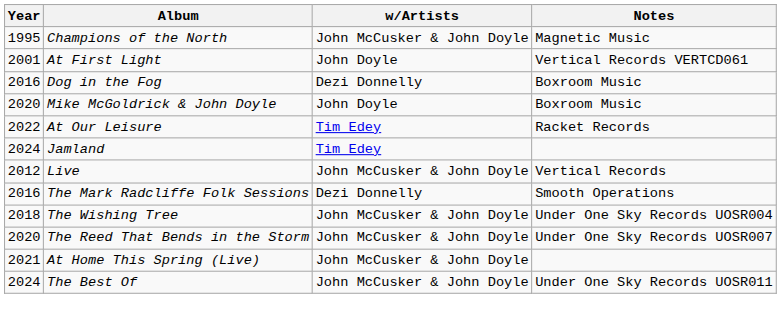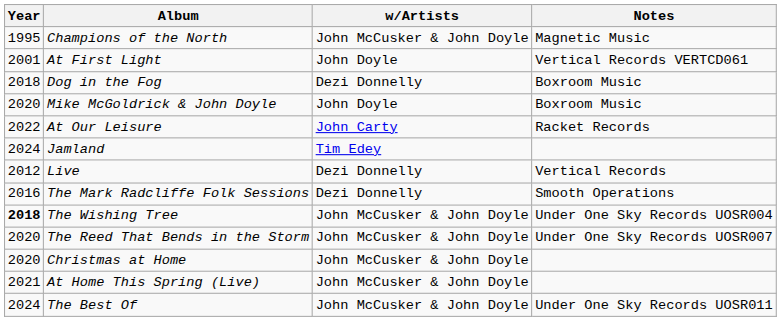(24, 82) 2016 -> (24, 82) 2018
(348, 127) Tim Edey -> (357, 127) John Carty
(422, 171) John McCusker & John Doyle -> (369, 171) Dezi Donnelly
(24, 216) normal -> (24, 216) bold
+ row: (117, 260)
